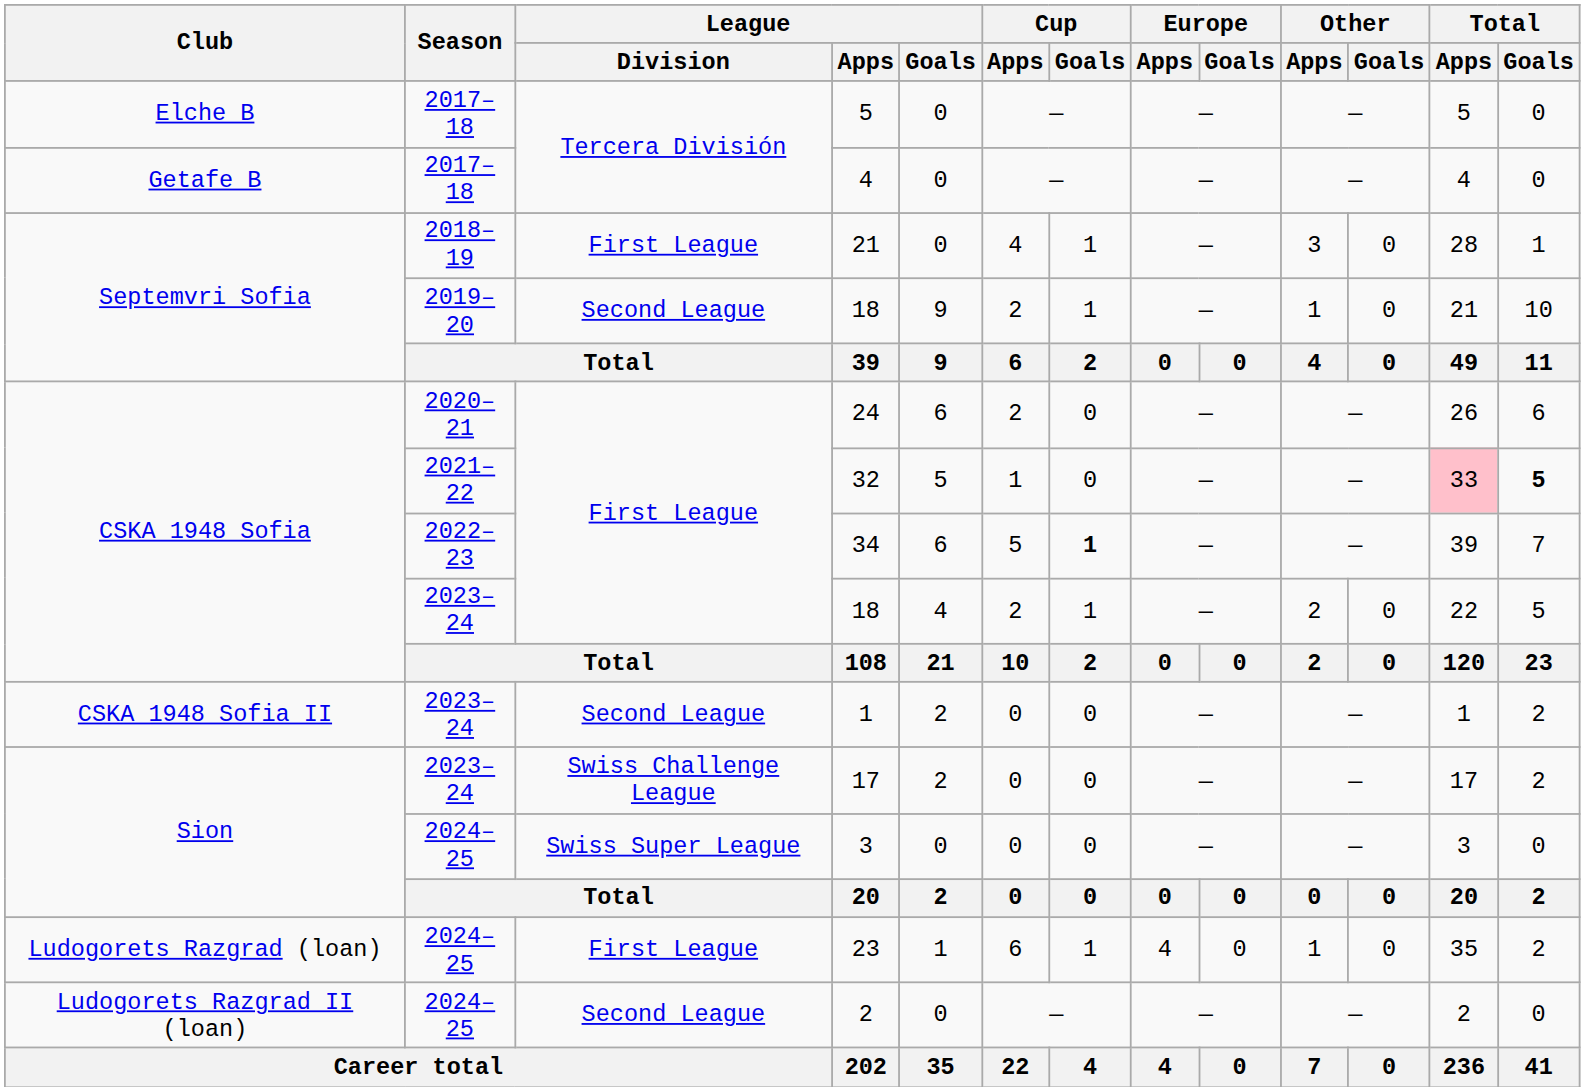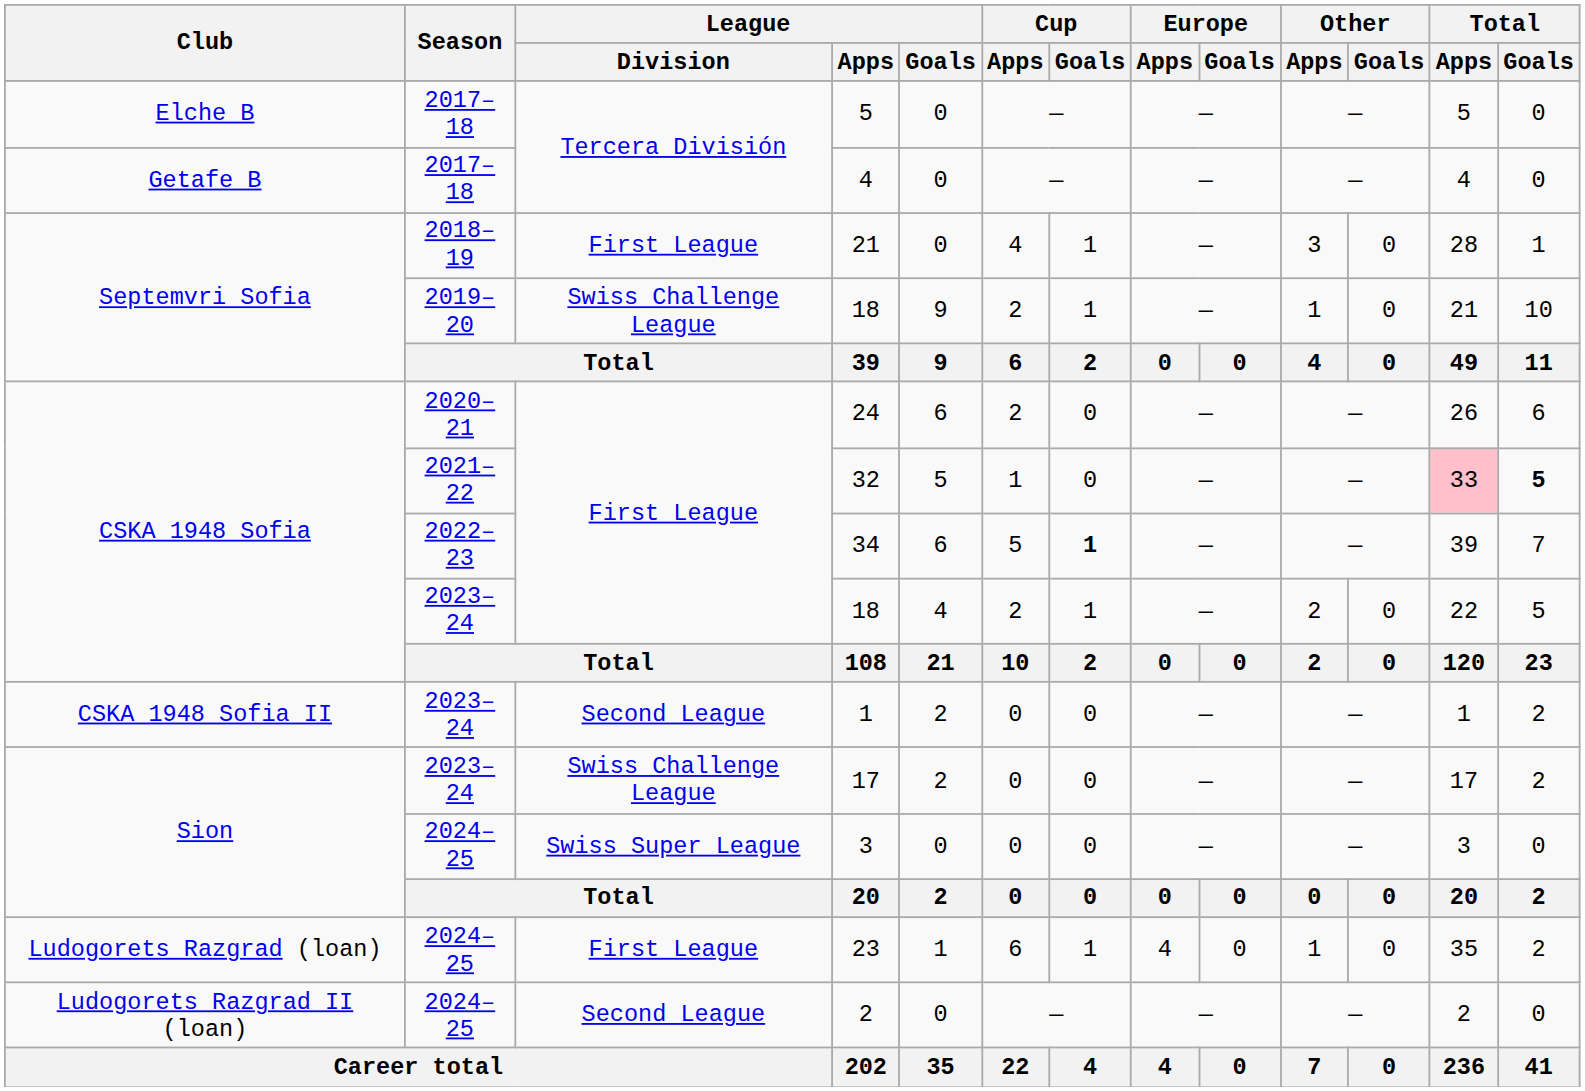(673, 311) Second League -> (673, 311) Swiss Challenge League
